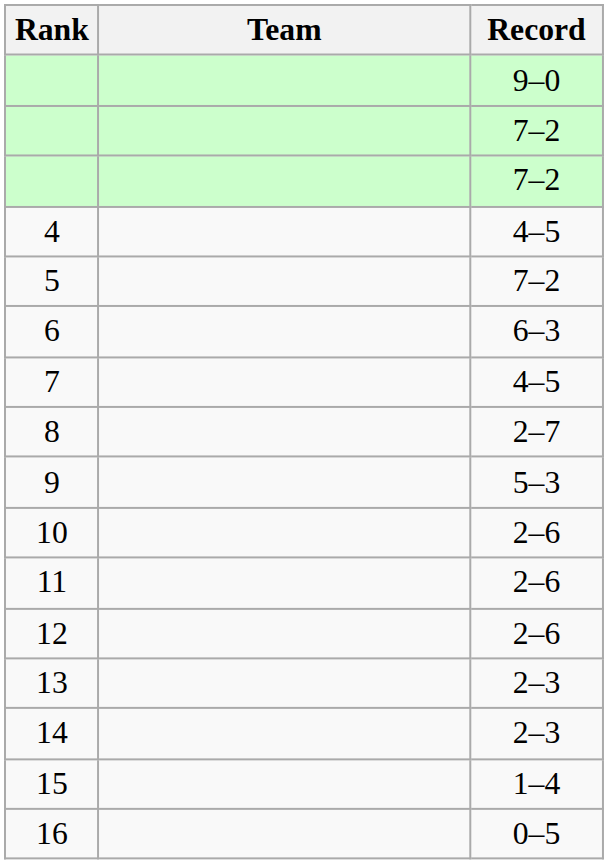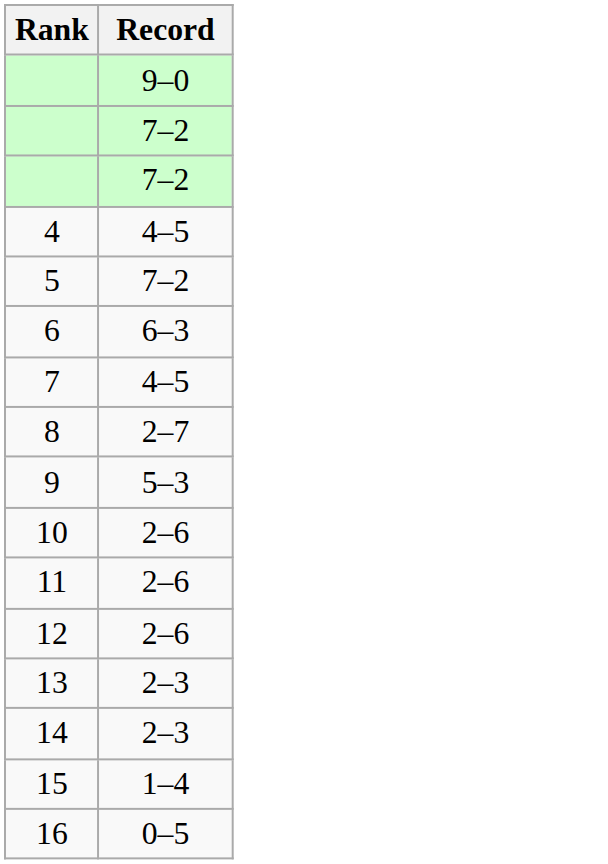- column: (284, 29)
